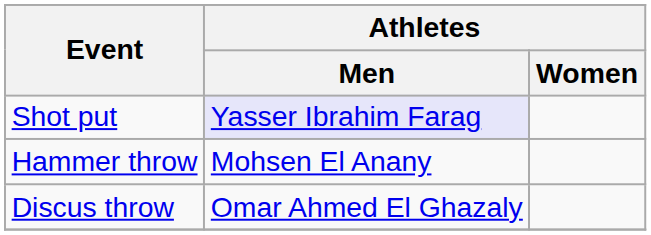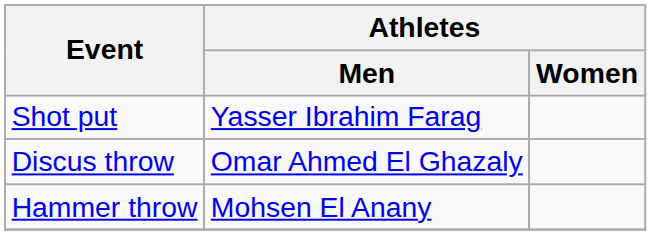(346, 117) lavender background -> (346, 117) no background
rows swapped: (93, 207) <-> (105, 162)
